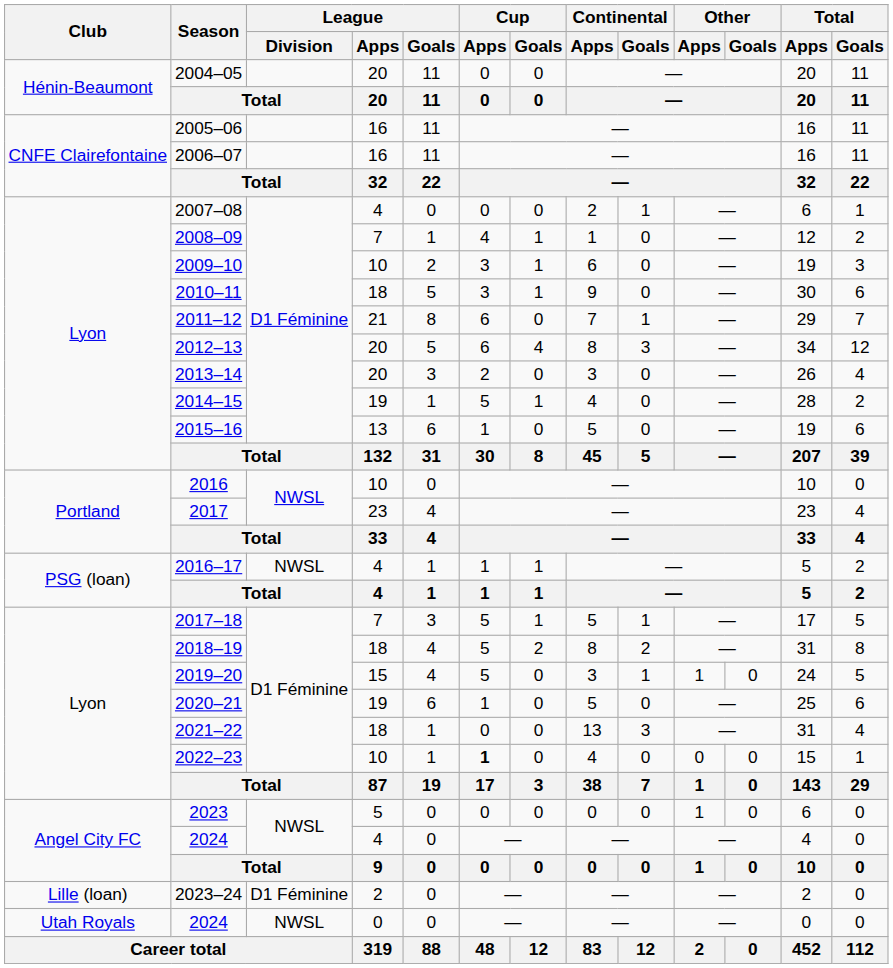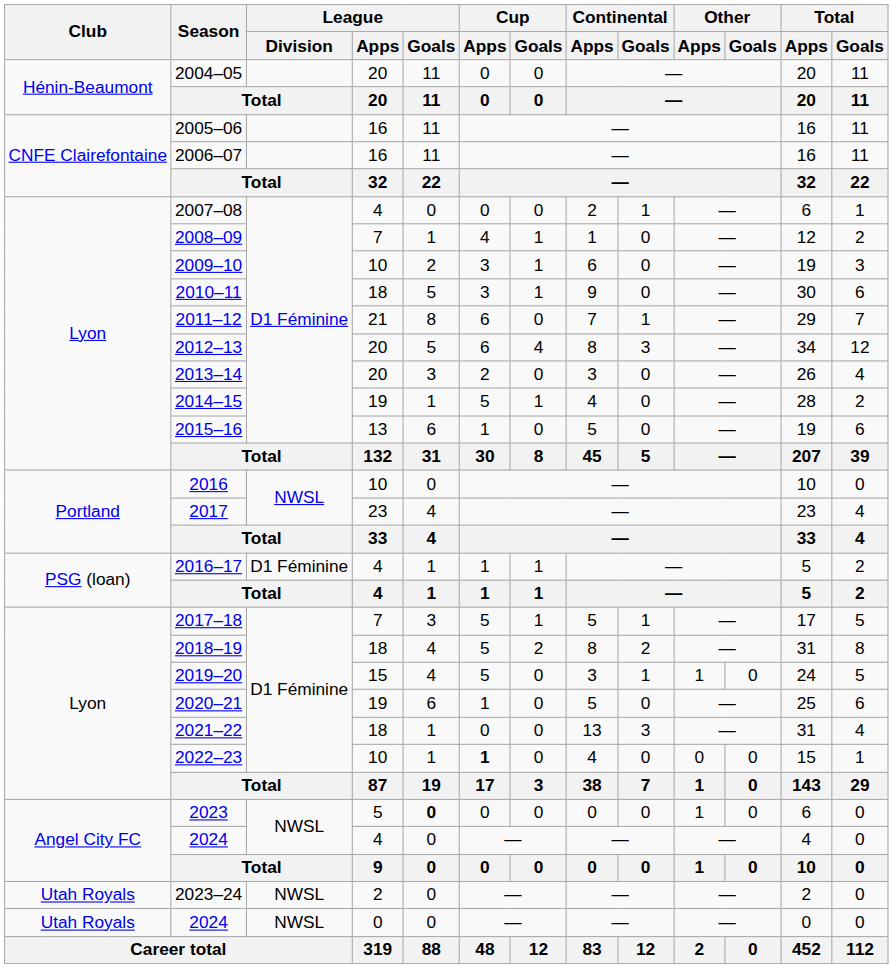(299, 566) NWSL -> (299, 566) D1 Féminine
(431, 812) normal -> (431, 812) bold
(88, 895) Lille (loan) -> (88, 895) Utah Royals
(299, 895) D1 Féminine -> (299, 895) NWSL
